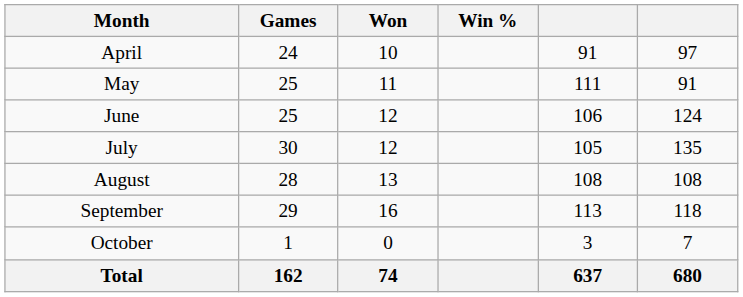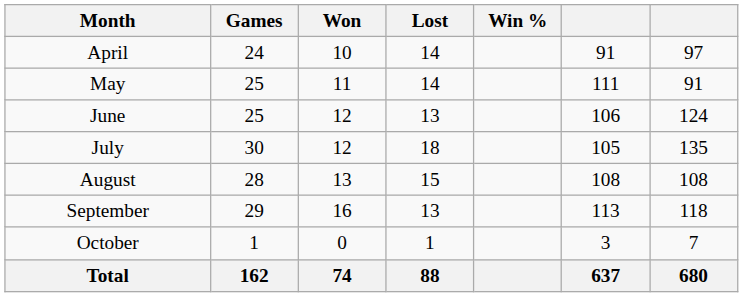+ column: (430, 20)
